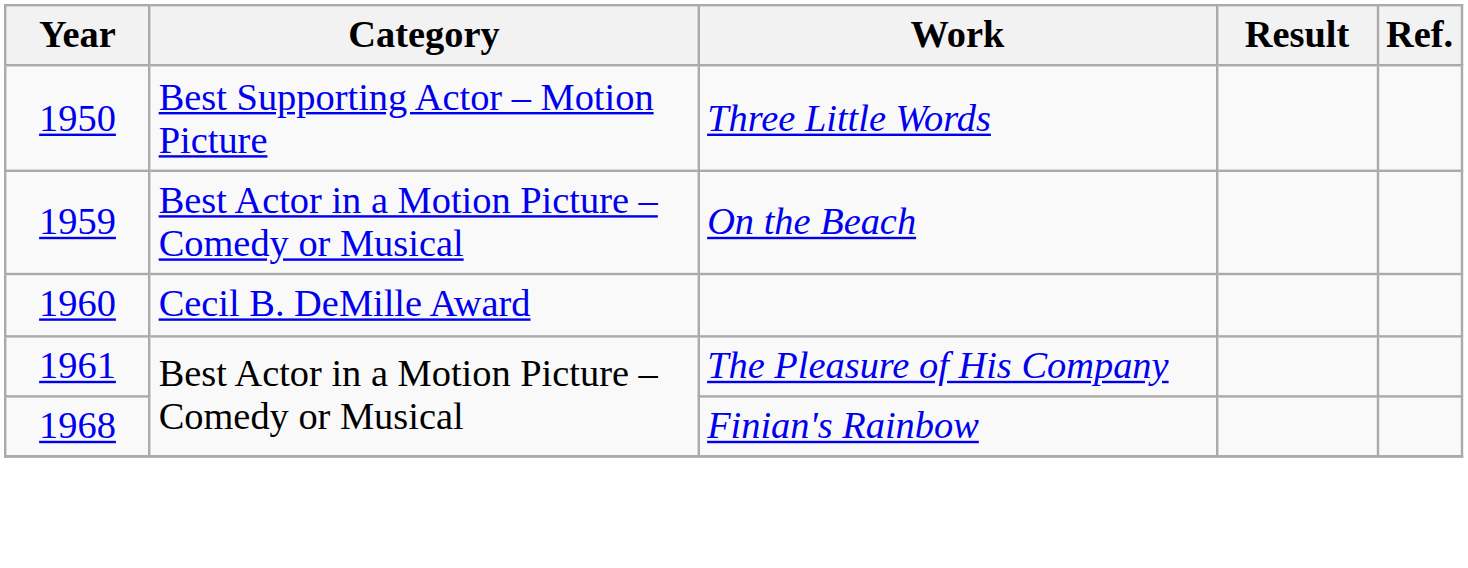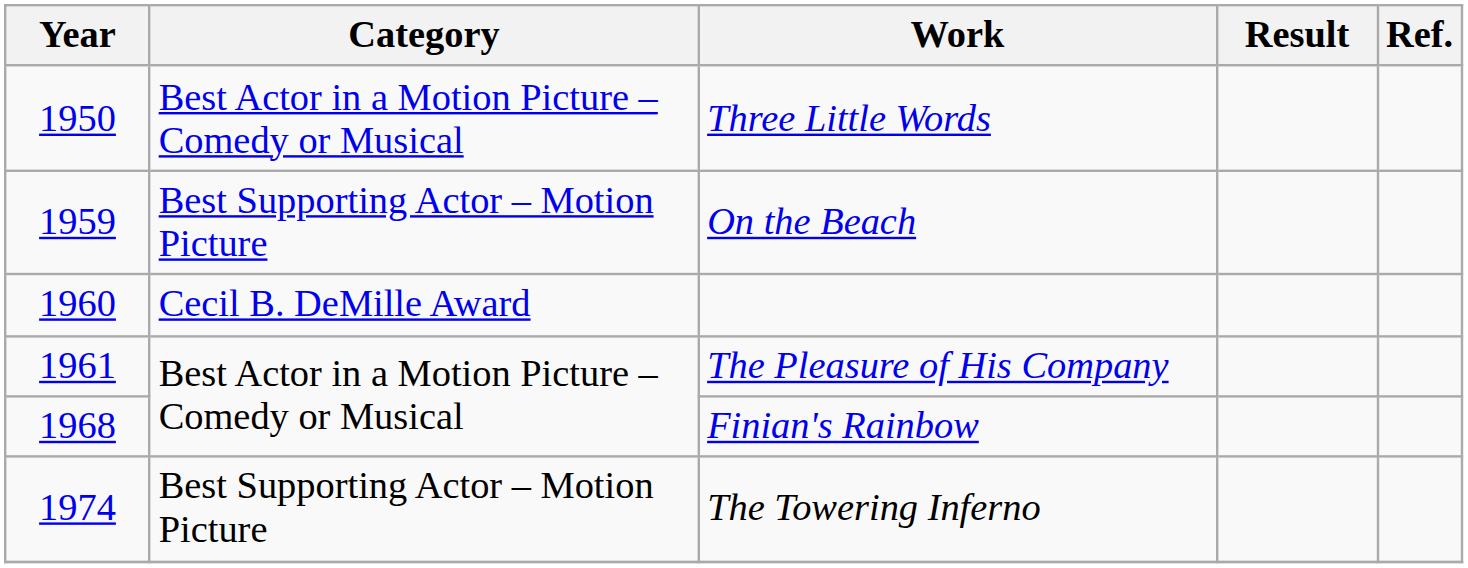(406, 117) Best Supporting Actor – Motion Picture -> (408, 117) Best Actor in a Motion Picture – Comedy or Musical
(408, 221) Best Actor in a Motion Picture – Comedy or Musical -> (406, 221) Best Supporting Actor – Motion Picture
+ row: (78, 508)
